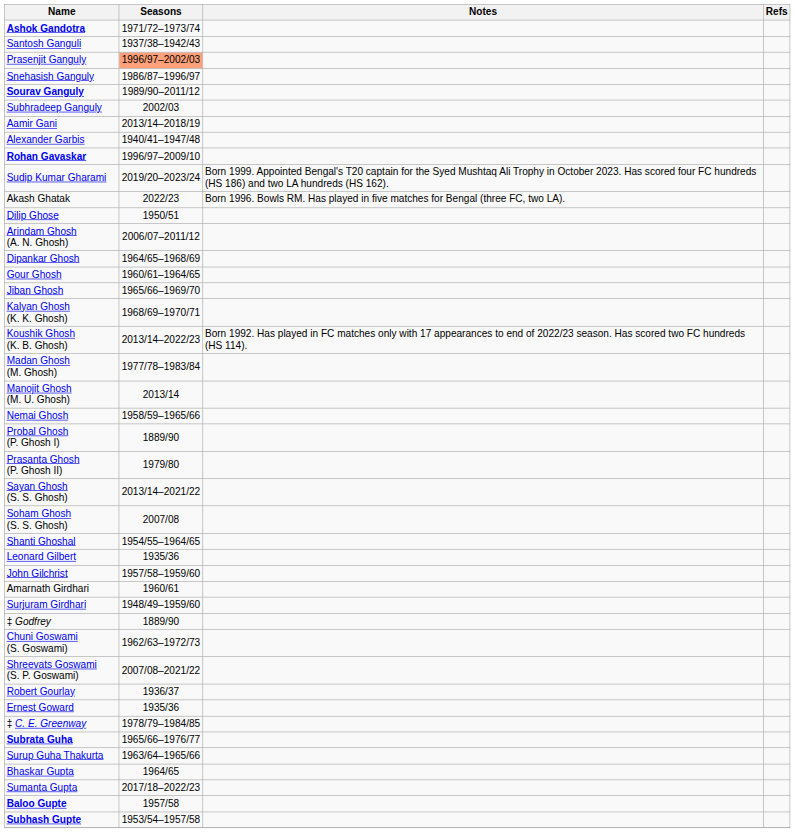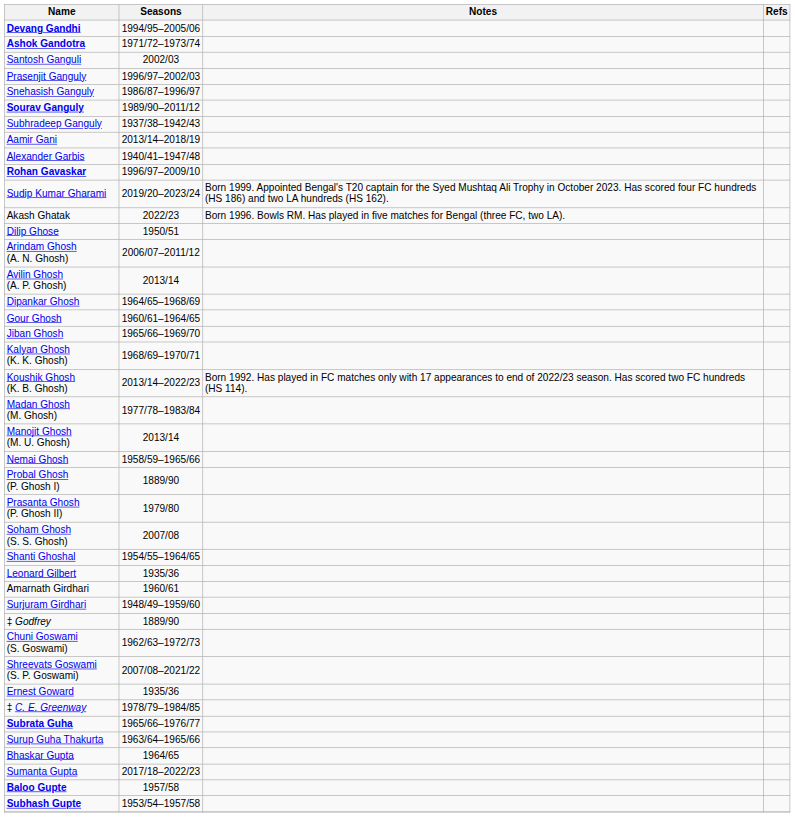+ row: (44, 28)
(161, 44) 1937/38–1942/43 -> (161, 60) 2002/03
(161, 60) lightsalmon background -> (161, 76) no background
(161, 108) 2002/03 -> (161, 124) 1937/38–1942/43
+ row: (37, 280)
- row: (37, 492)
- row: (37, 573)
- row: (41, 692)
